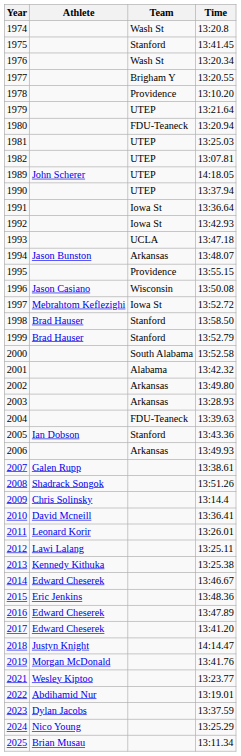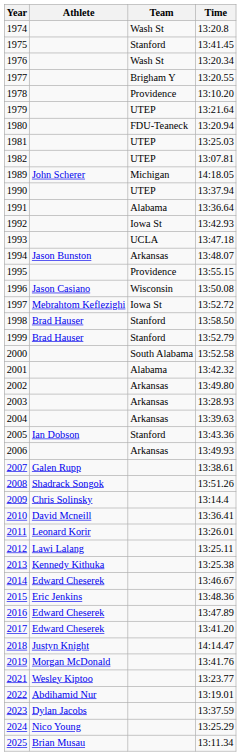(143, 175) UTEP -> (150, 175) Michigan
(146, 207) Iowa St -> (149, 207) Alabama
(159, 418) FDU-Teaneck -> (149, 418) Arkansas
